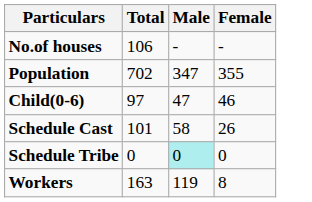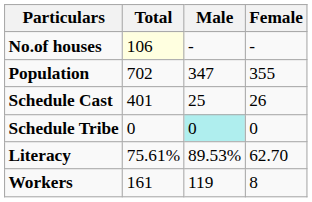(140, 45) no background -> (140, 45) lightyellow background
- row: (46, 100)
(140, 127) 101 -> (140, 100) 401
(181, 127) 58 -> (197, 100) 25
+ row: (40, 155)
(140, 182) 163 -> (140, 182) 161
